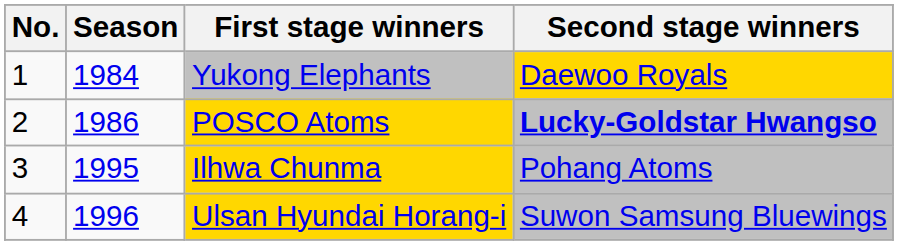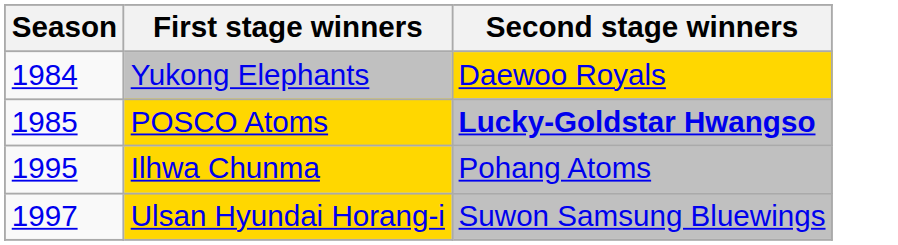- column: (36, 27)
(106, 121) 1986 -> (45, 121) 1985
(106, 215) 1996 -> (45, 215) 1997
